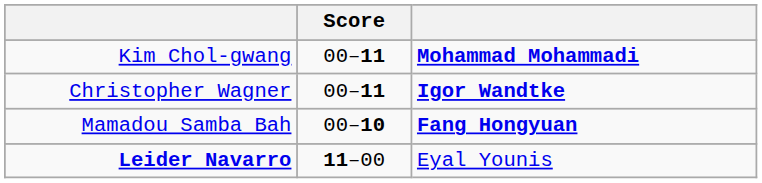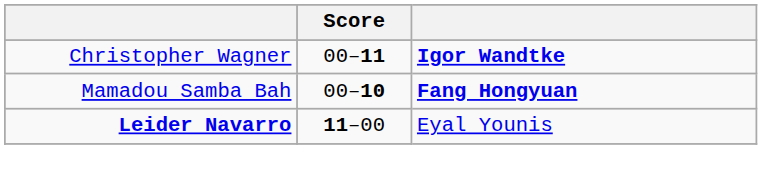- row: (205, 56)
